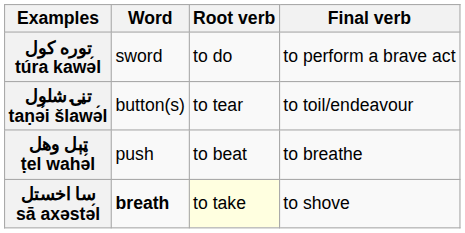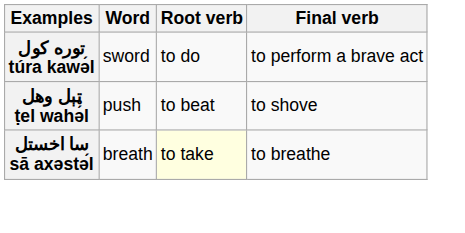- row: (58, 106)
(323, 154) to breathe -> (284, 105) to shove
(142, 203) bold -> (128, 154) normal
(317, 203) to shove -> (291, 154) to breathe
